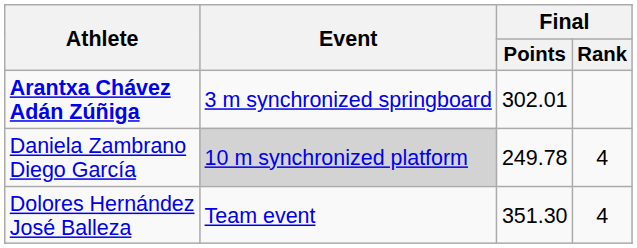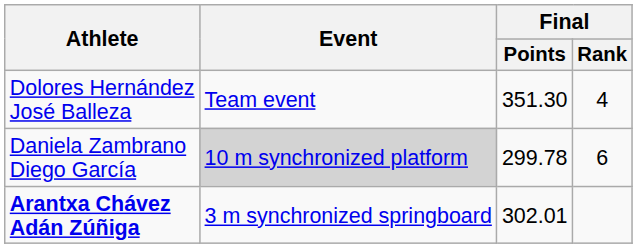rows swapped: (90, 100) <-> (102, 215)
(535, 158) 249.78 -> (535, 158) 299.78
(602, 158) 4 -> (602, 158) 6
